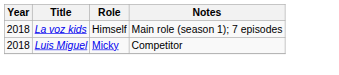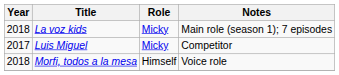(109, 29) Himself -> (155, 29) Micky
(18, 45) 2018 -> (18, 45) 2017
+ row: (86, 62)
